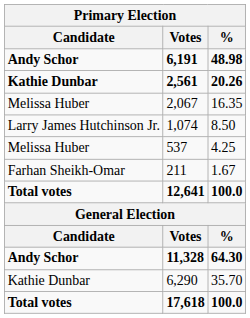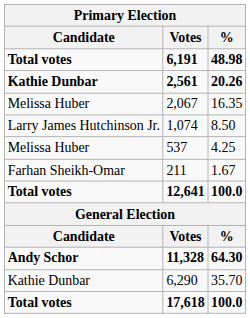(43, 59) Andy Schor -> (40, 59) Total votes
